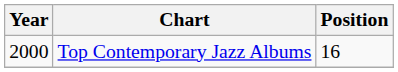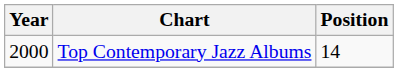(330, 51) 16 -> (330, 51) 14
